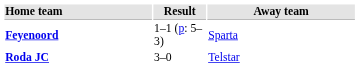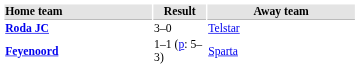rows swapped: (27, 57) <-> (32, 35)
